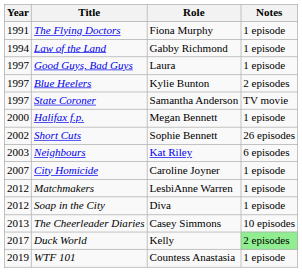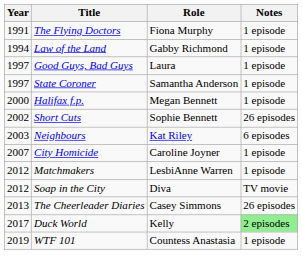- row: (63, 83)
(266, 100) TV movie -> (264, 83) 1 episode
(264, 205) 1 episode -> (266, 188) TV movie
(269, 223) 10 episodes -> (269, 205) 26 episodes
